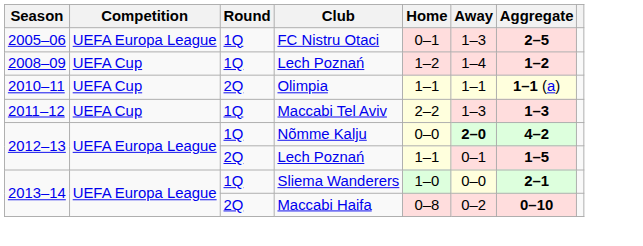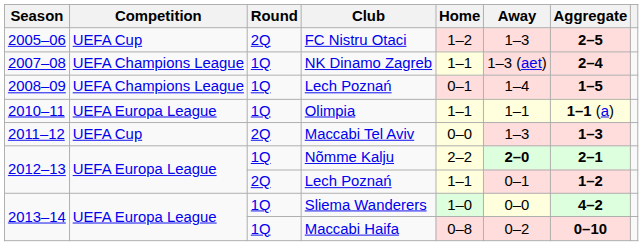(145, 39) UEFA Europa League -> (107, 39) UEFA Cup
(233, 39) 1Q -> (261, 39) 2Q
(427, 39) 0–1 -> (460, 39) 1–2
+ row: (37, 63)
(107, 63) UEFA Cup -> (158, 87) UEFA Champions League
(427, 63) 1–2 -> (460, 87) 0–1
(537, 63) 1–2 -> (590, 87) 1–5
(107, 87) UEFA Cup -> (145, 110) UEFA Europa League
(233, 87) 2Q -> (261, 110) 1Q
(233, 110) 1Q -> (261, 134) 2Q
(427, 110) 2–2 -> (460, 134) 0–0
(427, 134) 0–0 -> (460, 157) 2–2
(537, 134) 4–2 -> (590, 157) 2–1
(537, 157) 1–5 -> (590, 181) 1–2
(537, 181) 2–1 -> (590, 205) 4–2
(233, 205) 2Q -> (261, 228) 1Q
